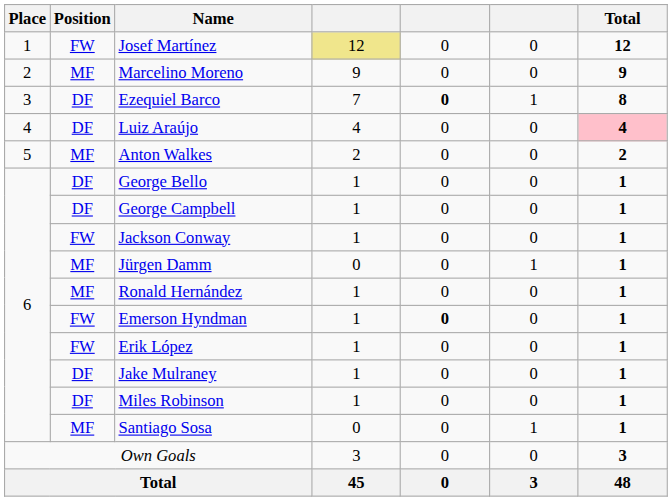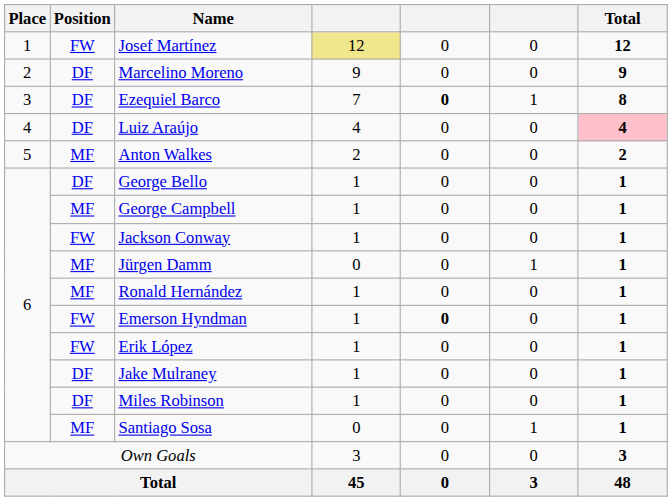(82, 72) MF -> (82, 72) DF
(82, 209) DF -> (82, 209) MF
